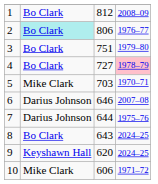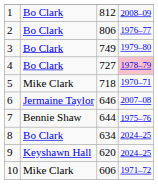(43, 30) paleturquoise background -> (43, 30) no background
(105, 48) 751 -> (107, 48) 749
(105, 83) 703 -> (107, 83) 718
(57, 100) Darius Johnson -> (59, 100) Jermaine Taylor
(57, 118) Darius Johnson -> (52, 118) Bennie Shaw
(105, 135) 643 -> (107, 135) 634
